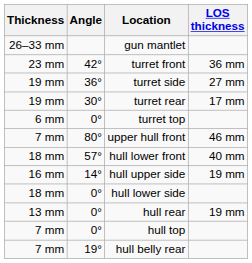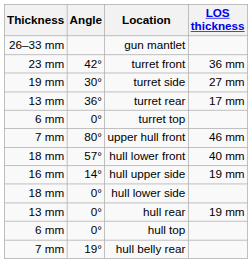(93, 82) 36° -> (93, 82) 30°
(46, 100) 19 mm -> (46, 100) 13 mm
(93, 100) 30° -> (93, 100) 36°
(50, 230) 7 mm -> (50, 230) 6 mm
